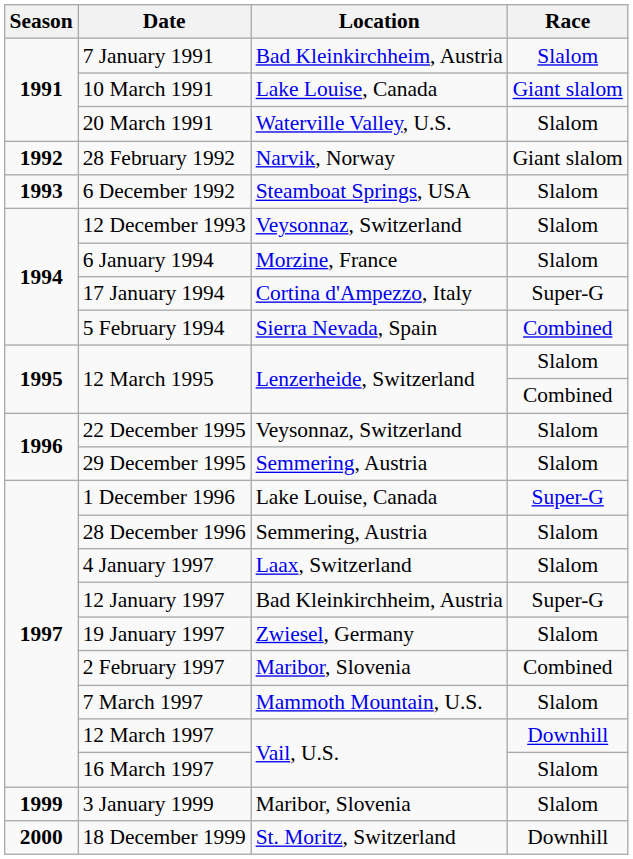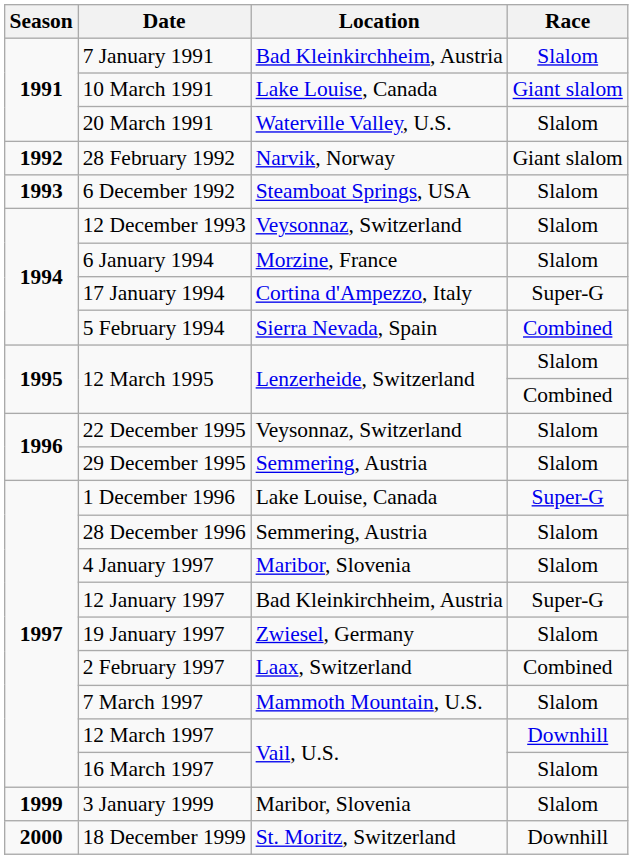(334, 565) Laax, Switzerland -> (333, 565) Maribor, Slovenia
(333, 667) Maribor, Slovenia -> (334, 667) Laax, Switzerland
